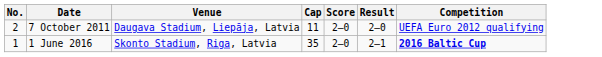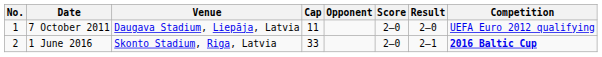+ column: (349, 12)
(15, 28) 2 -> (15, 28) 1
(15, 44) 1 -> (15, 44) 2
(313, 44) 35 -> (313, 44) 33
